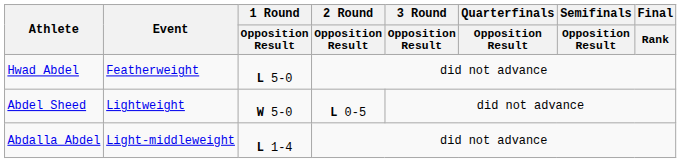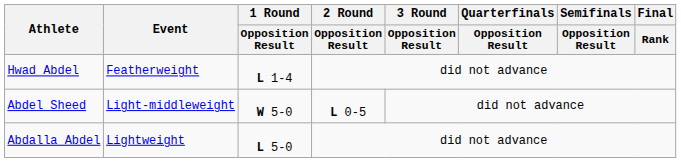(275, 79) L 5-0 -> (275, 79) L 1-4
(146, 106) Lightweight -> (171, 106) Light-middleweight
(171, 140) Light-middleweight -> (146, 140) Lightweight
(275, 147) L 1-4 -> (275, 147) L 5-0
